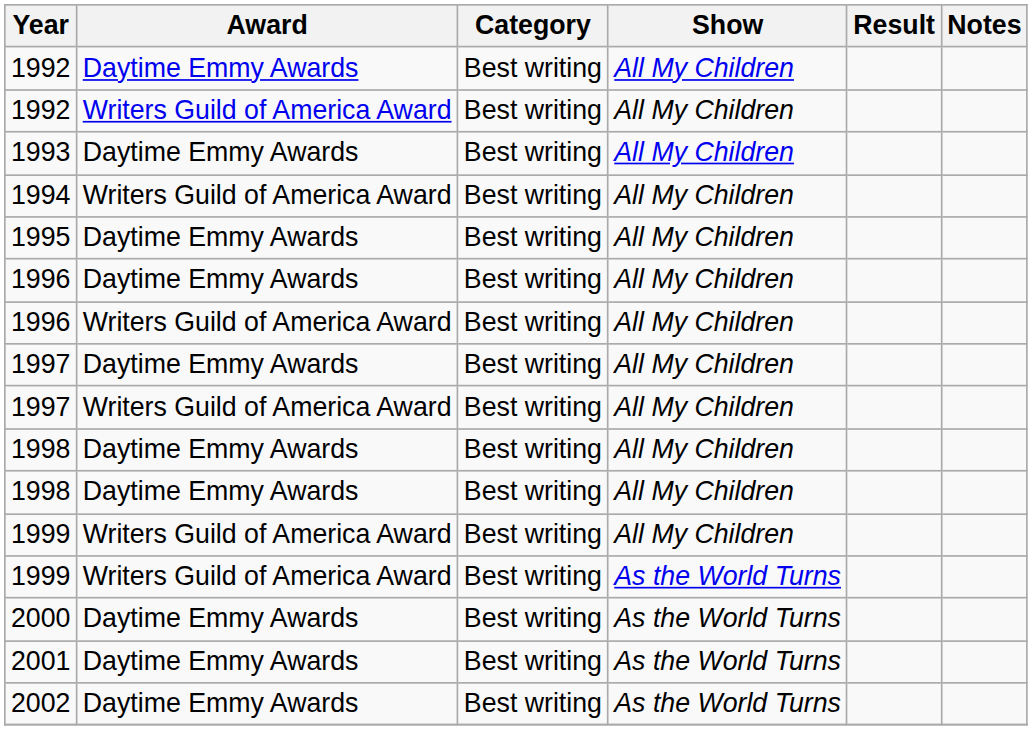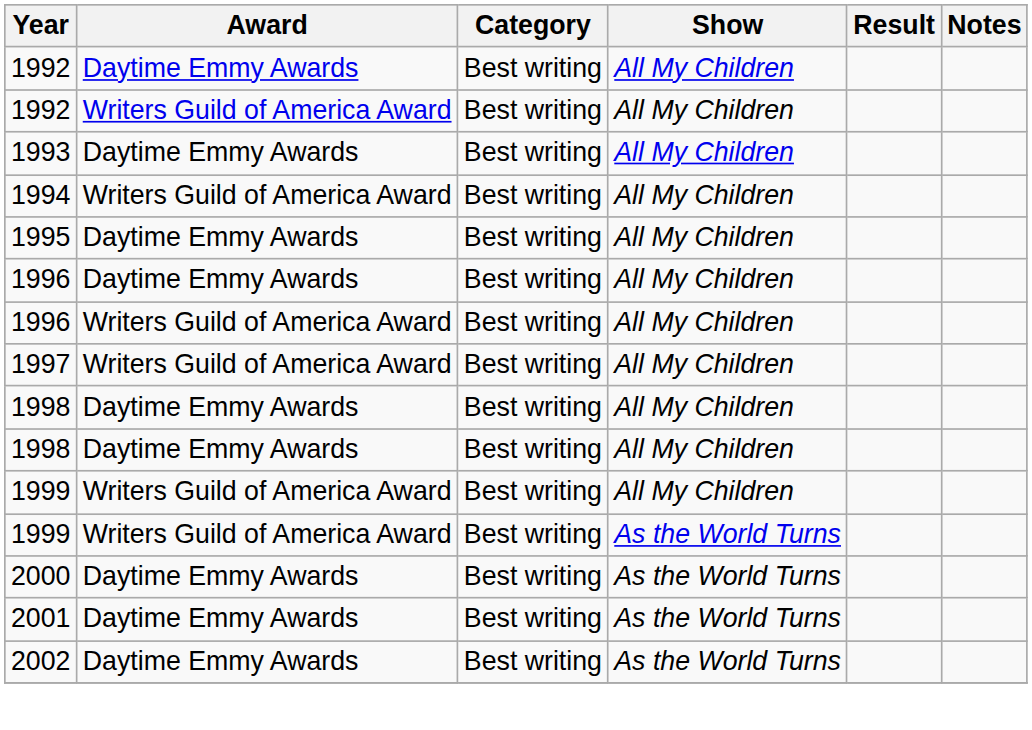- row: (41, 364)
